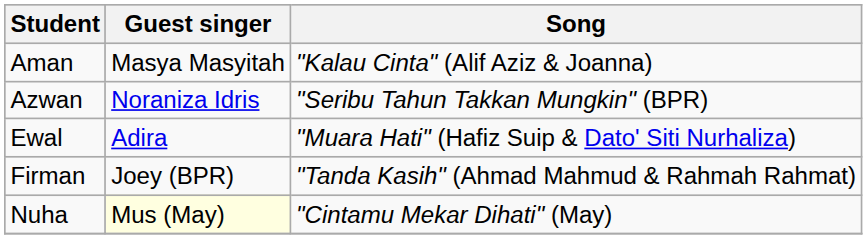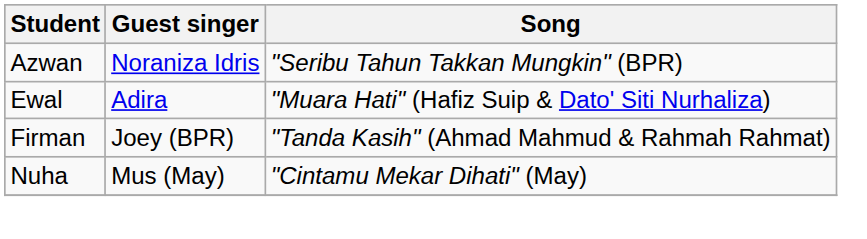- row: (42, 62)
(168, 214) lightyellow background -> (168, 176) no background
